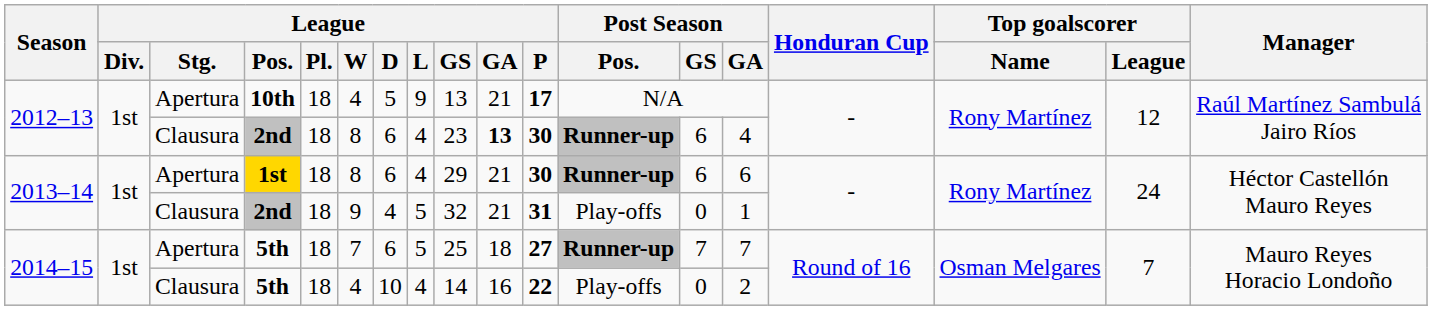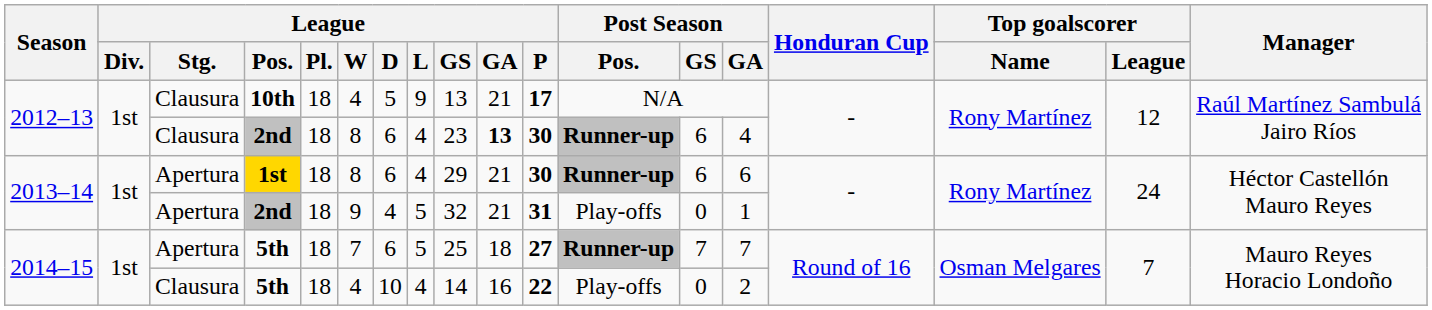(197, 98) Apertura -> (197, 98) Clausura
(197, 211) Clausura -> (197, 211) Apertura
